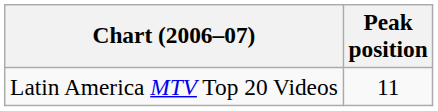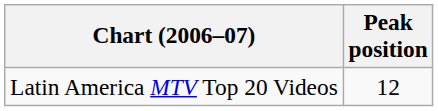(388, 86) 11 -> (388, 86) 12
